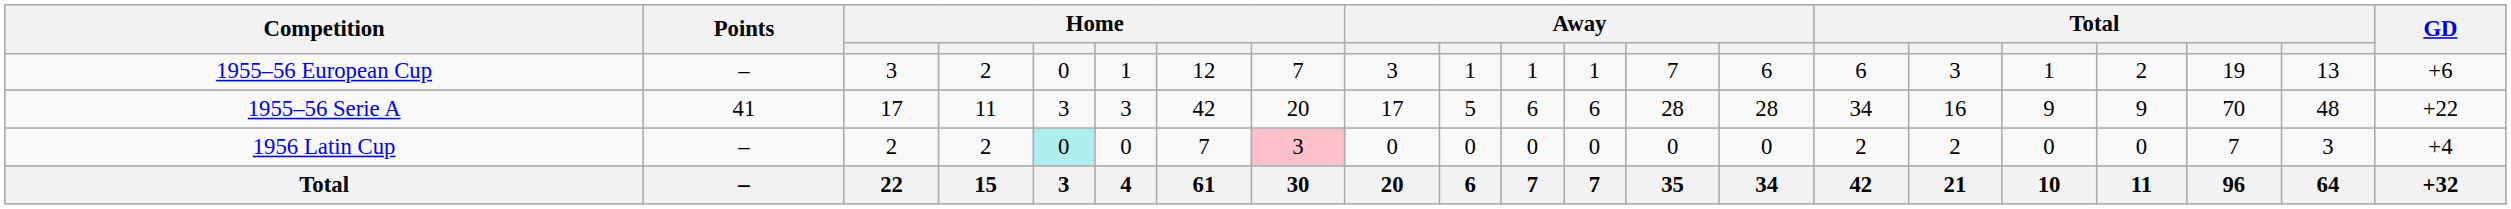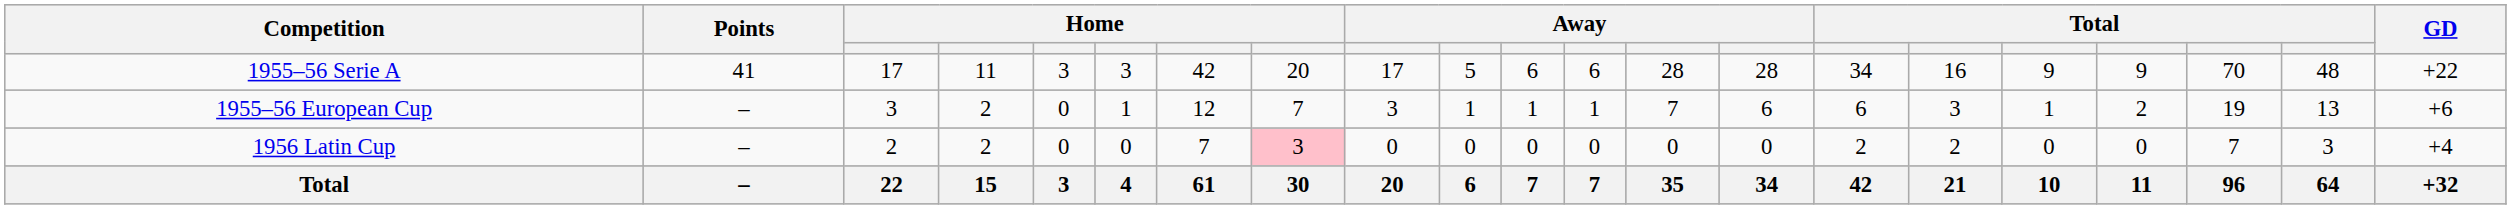rows swapped: (324, 108) <-> (324, 71)
(1064, 146) paleturquoise background -> (1064, 146) no background
